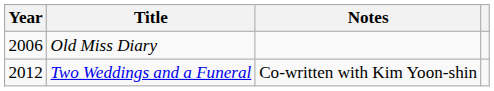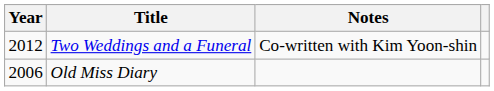rows swapped: (104, 45) <-> (151, 72)
